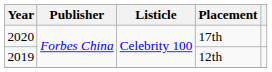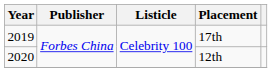(21, 36) 2020 -> (21, 36) 2019
(21, 57) 2019 -> (21, 57) 2020
